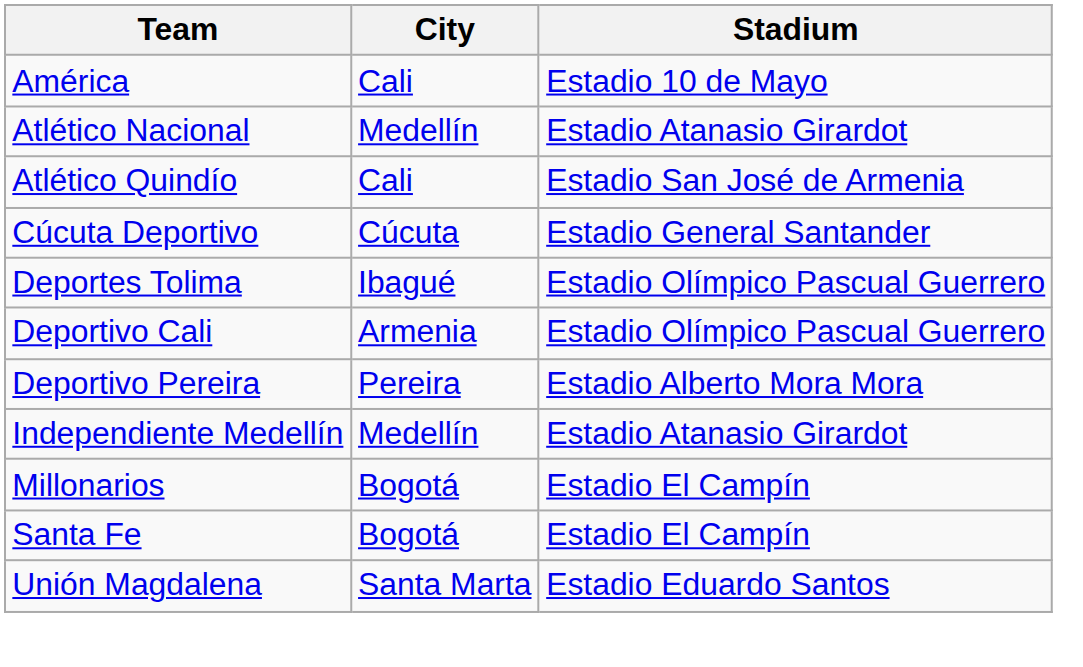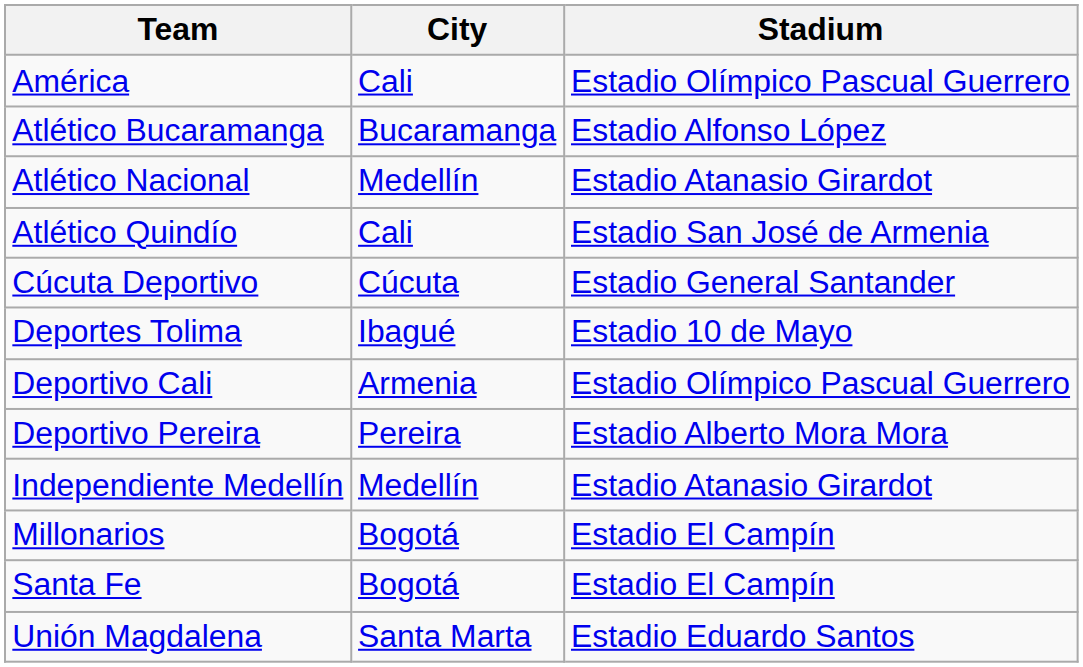(687, 80) Estadio 10 de Mayo -> (821, 80) Estadio Olímpico Pascual Guerrero
+ row: (168, 130)
(796, 282) Estadio Olímpico Pascual Guerrero -> (712, 332) Estadio 10 de Mayo
